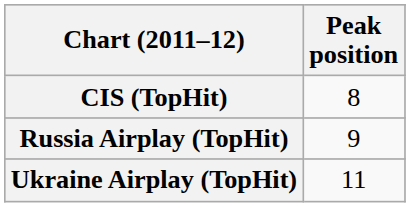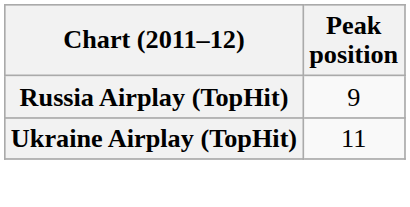- row: (154, 96)
